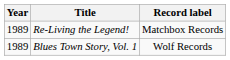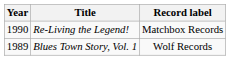(18, 30) 1989 -> (18, 30) 1990
